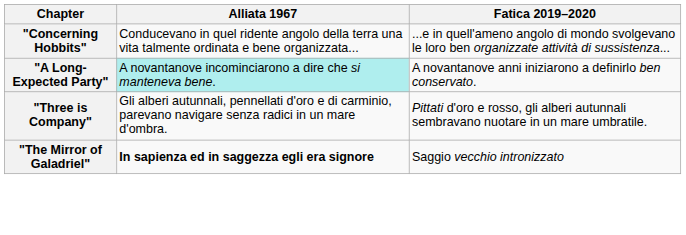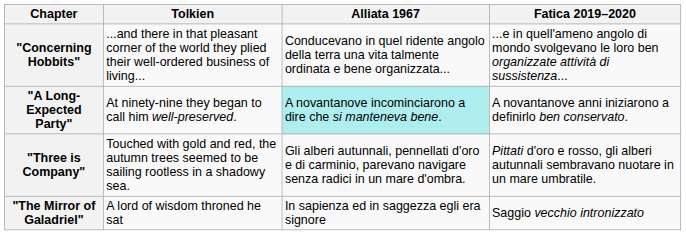+ column: (193, 14)
(247, 156) bold -> (383, 212) normal
